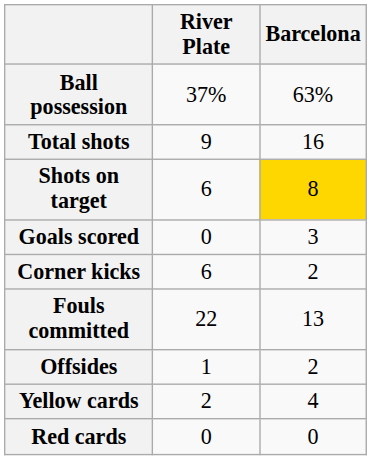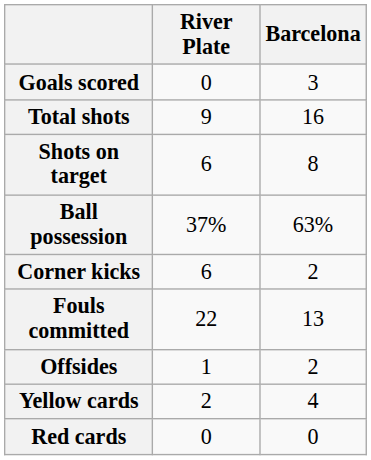rows swapped: (79, 236) <-> (79, 94)
(313, 189) gold background -> (313, 164) no background
